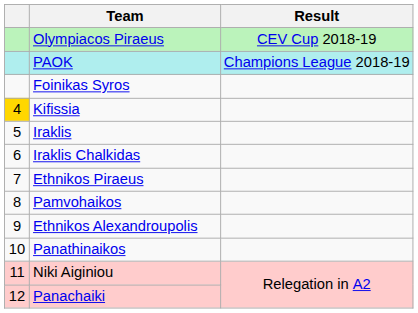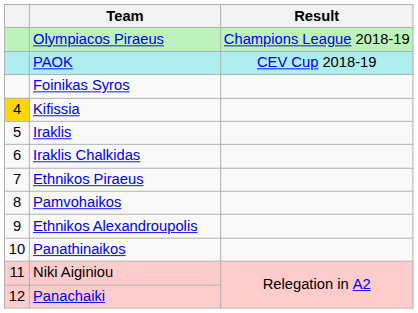(317, 39) CEV Cup 2018-19 -> (317, 39) Champions League 2018-19
(317, 62) Champions League 2018-19 -> (317, 62) CEV Cup 2018-19
